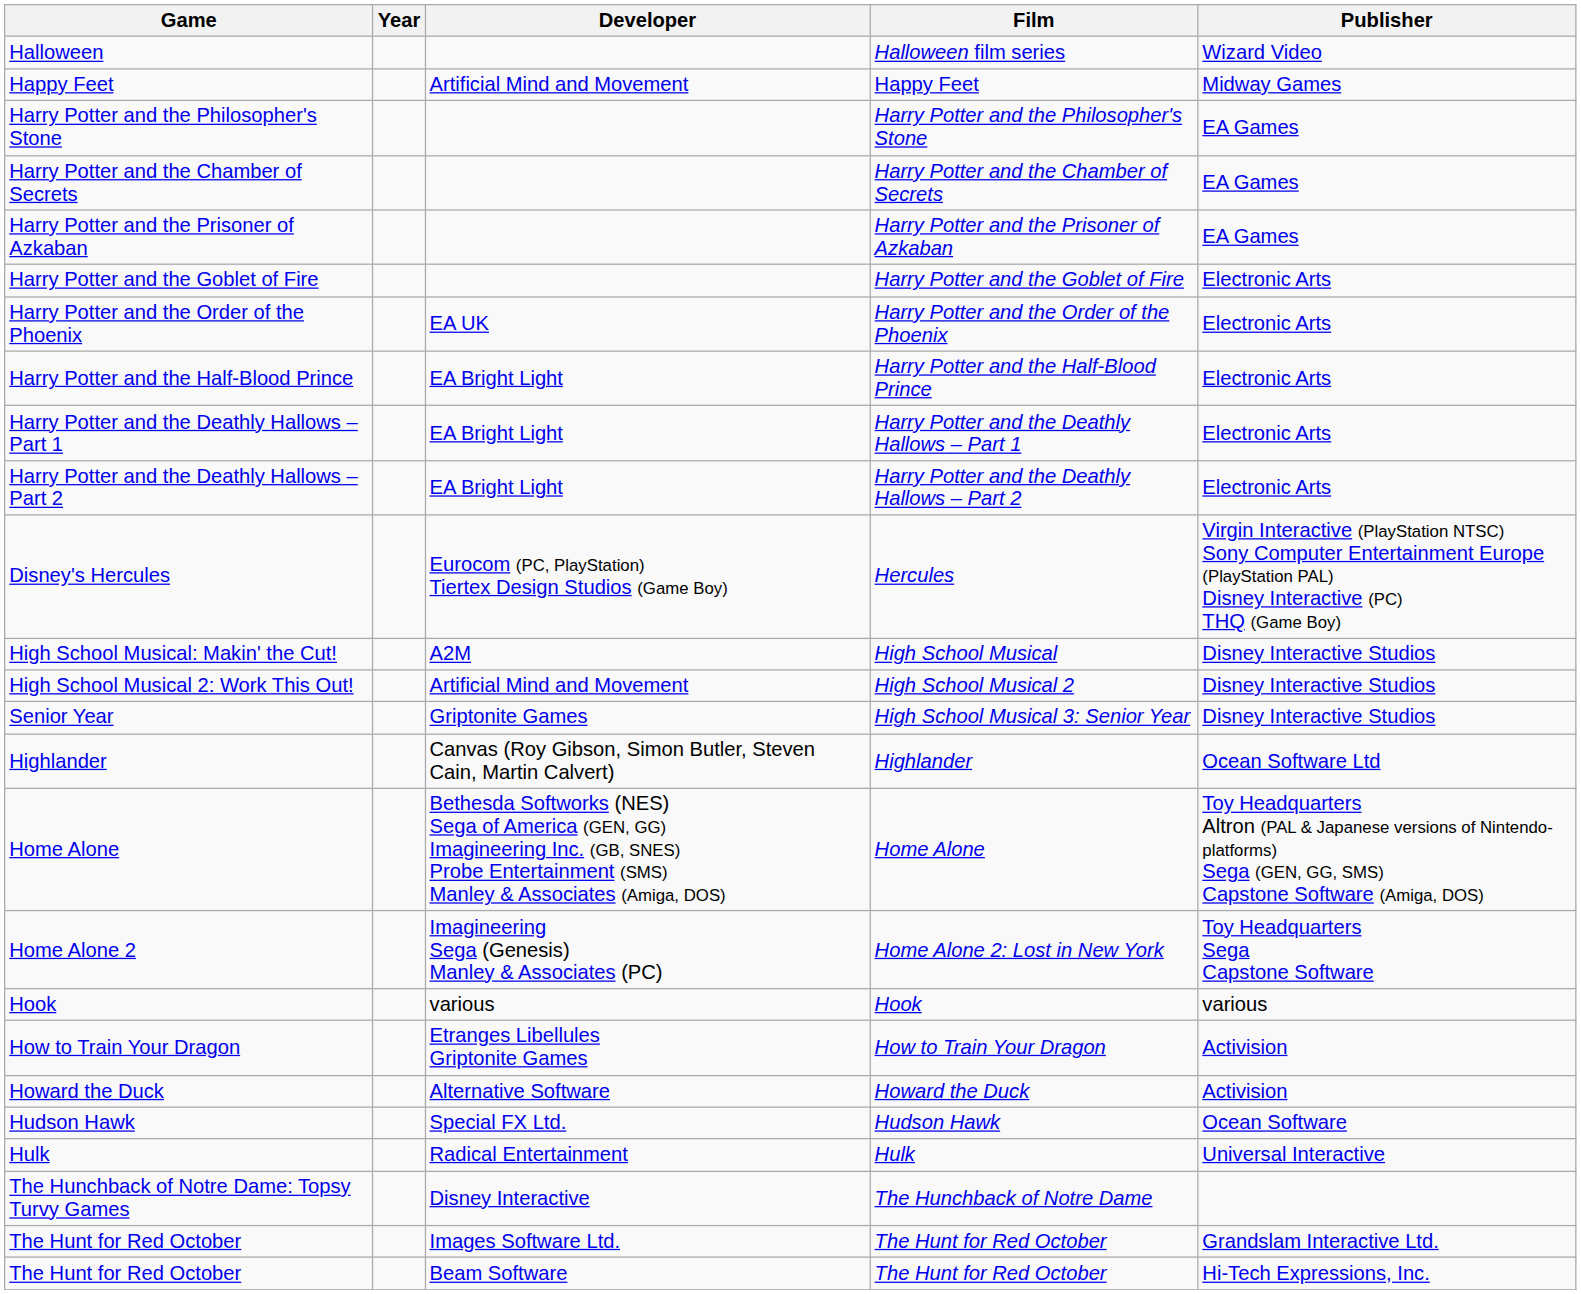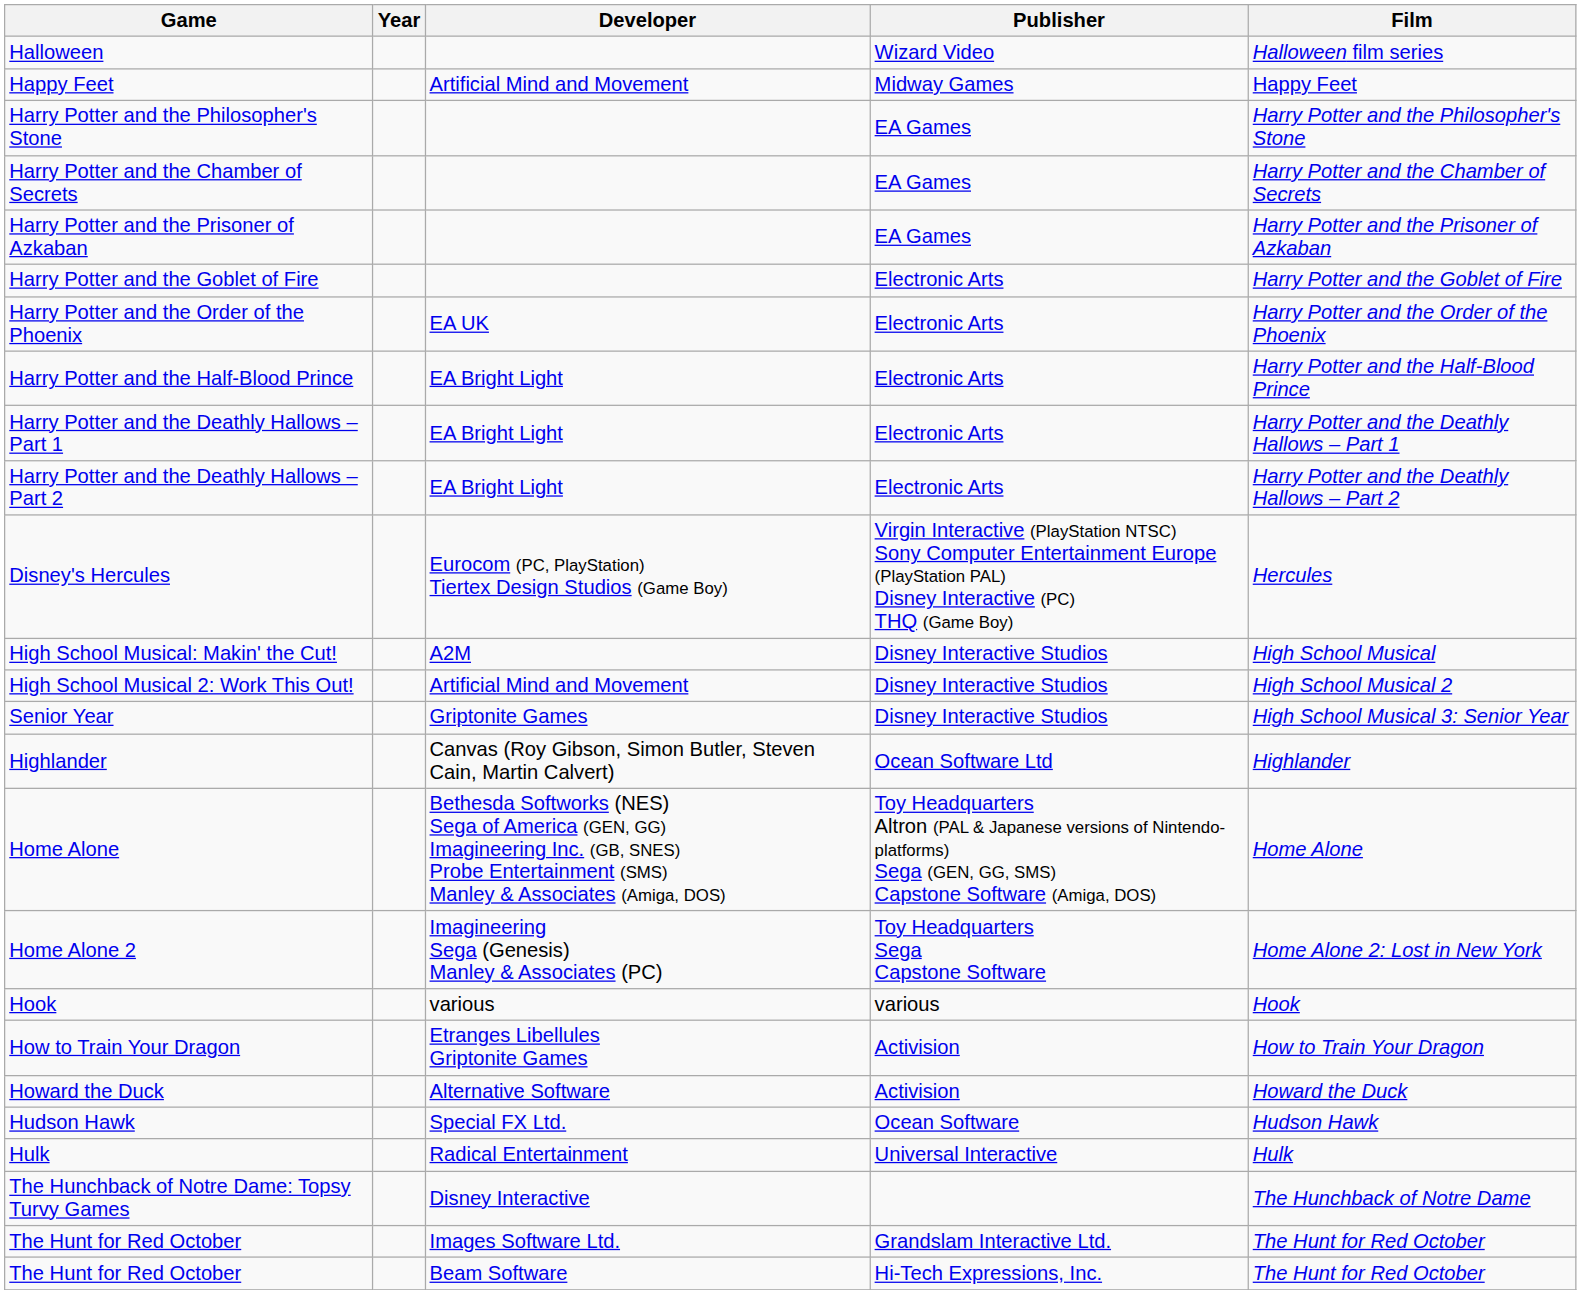columns swapped: (1387, 20) <-> (1034, 20)
